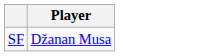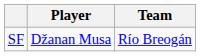+ column: (155, 16)
